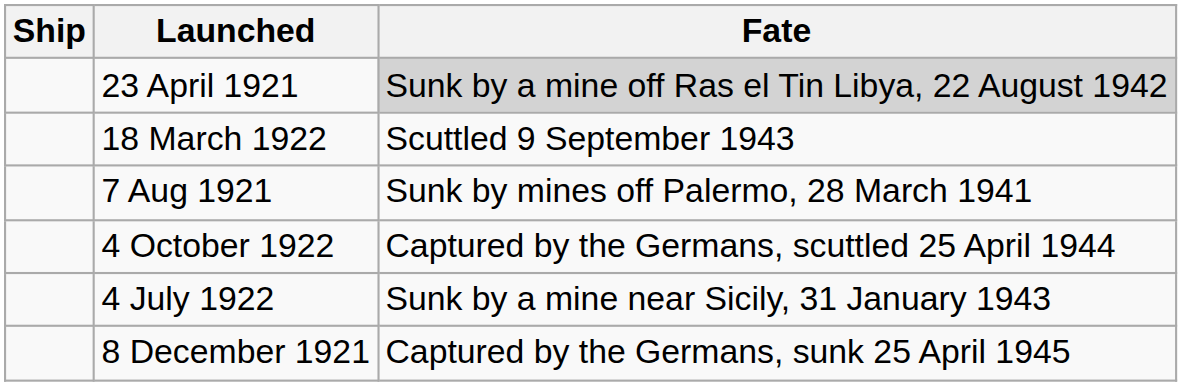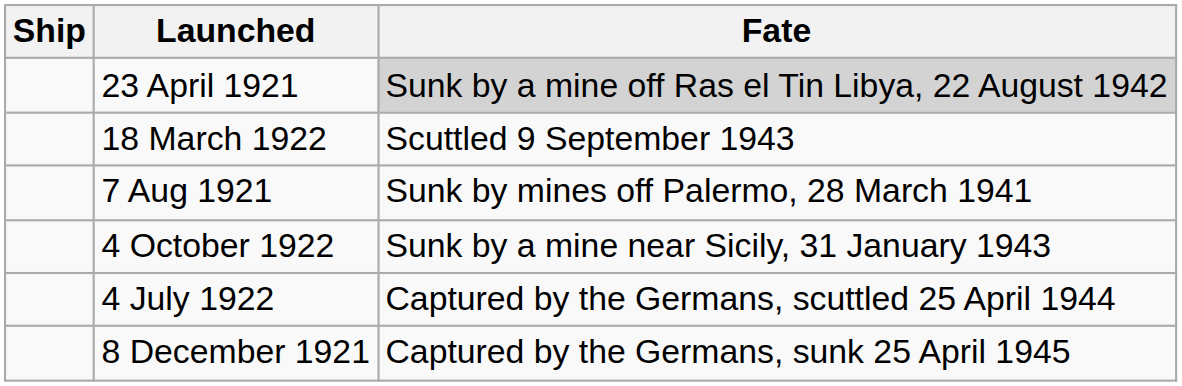(750, 245) Captured by the Germans, scuttled 25 April 1944 -> (718, 245) Sunk by a mine near Sicily, 31 January 1943
(718, 298) Sunk by a mine near Sicily, 31 January 1943 -> (750, 298) Captured by the Germans, scuttled 25 April 1944
